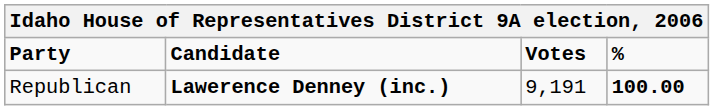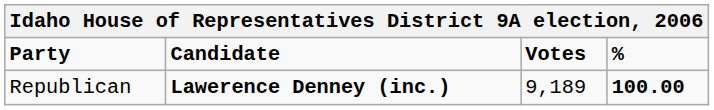(556, 87) 9,191 -> (556, 87) 9,189
